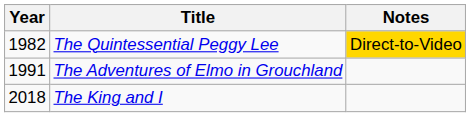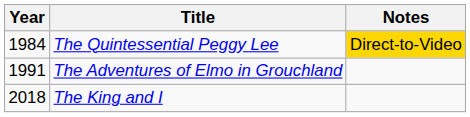(27, 44) 1982 -> (27, 44) 1984
